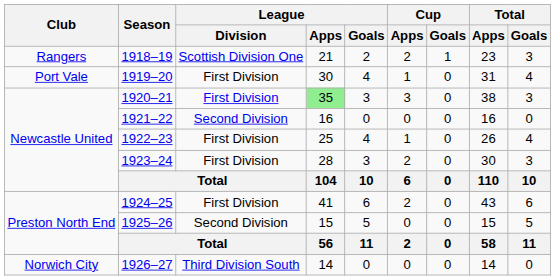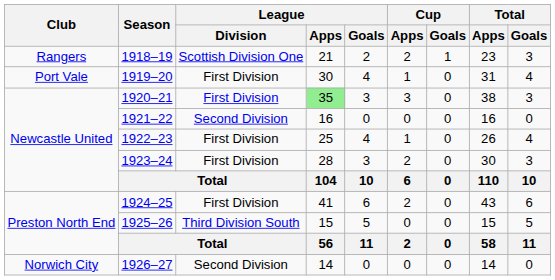(241, 222) Second Division -> (241, 222) Third Division South
(241, 264) Third Division South -> (241, 264) Second Division
